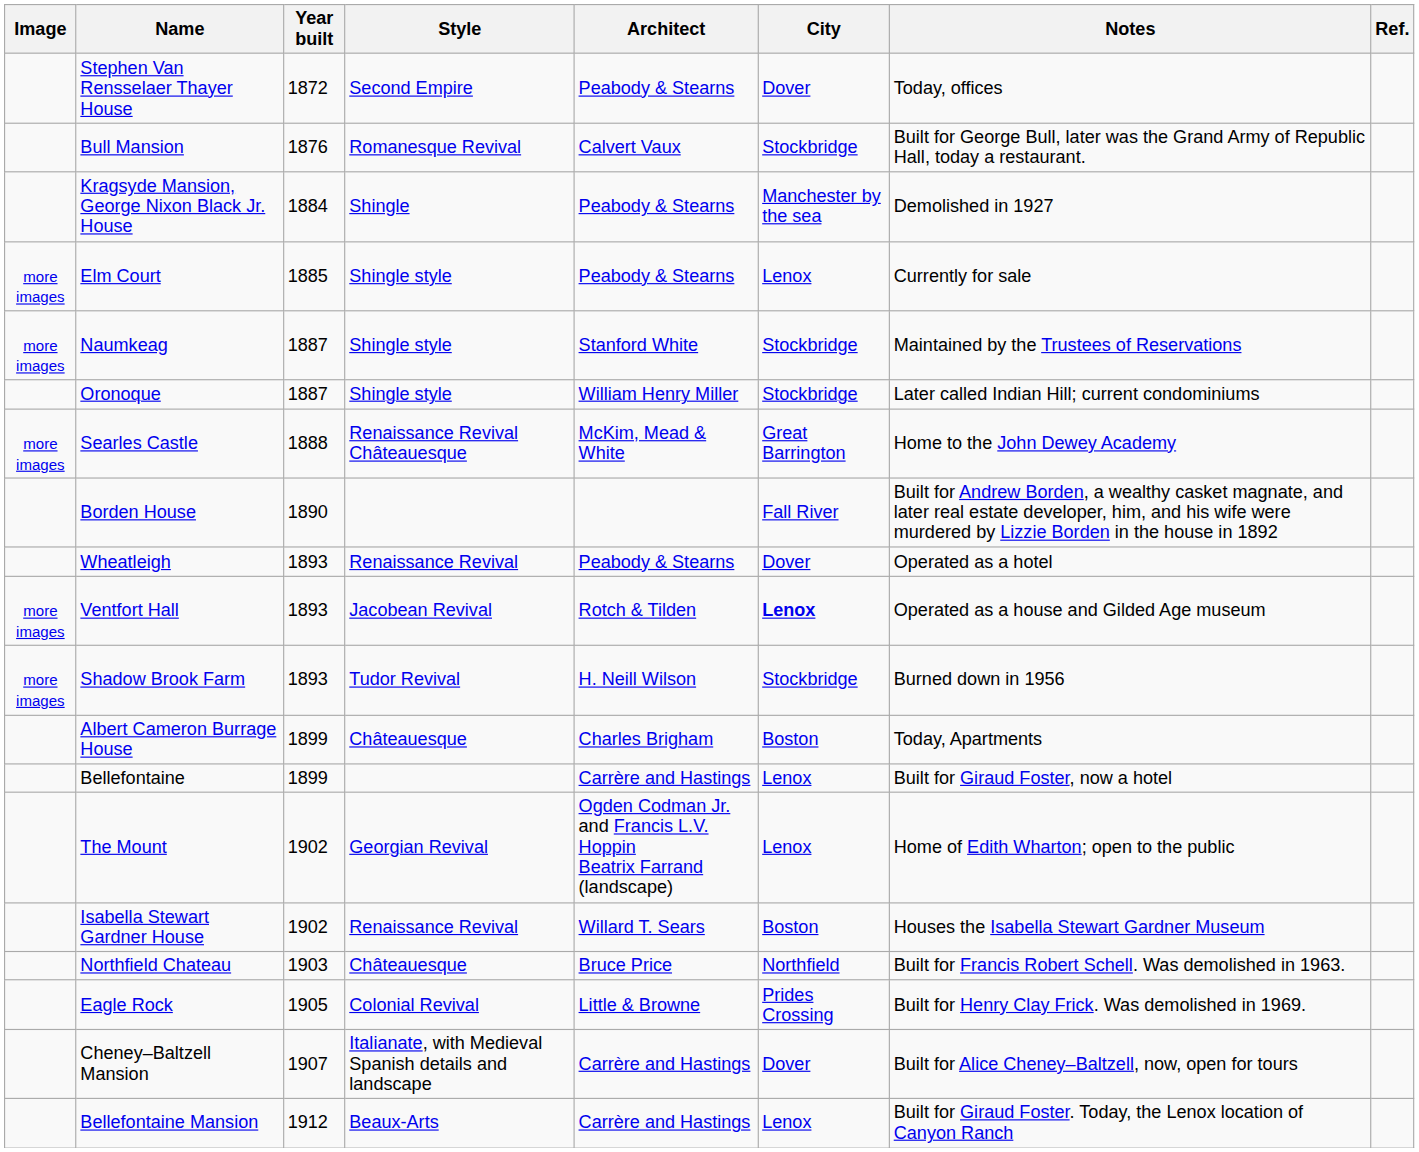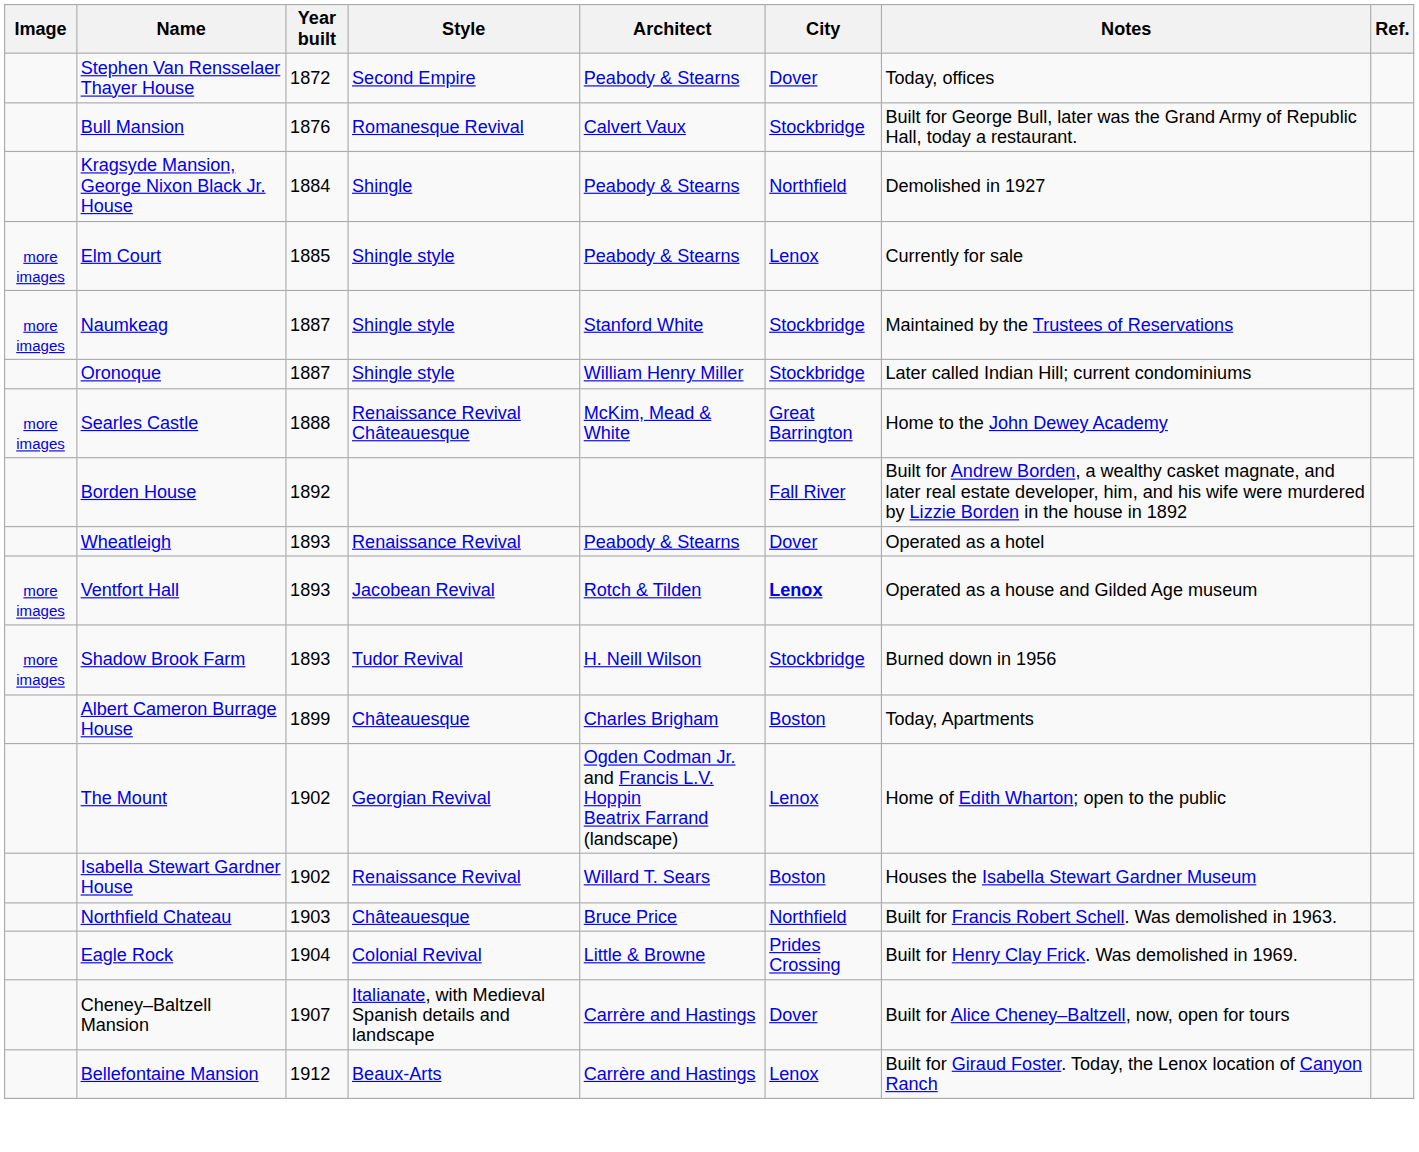(821, 206) Manchester by the sea -> (808, 186) Northfield
(308, 512) 1890 -> (310, 492) 1892
- row: (133, 778)
(308, 1004) 1905 -> (310, 955) 1904
